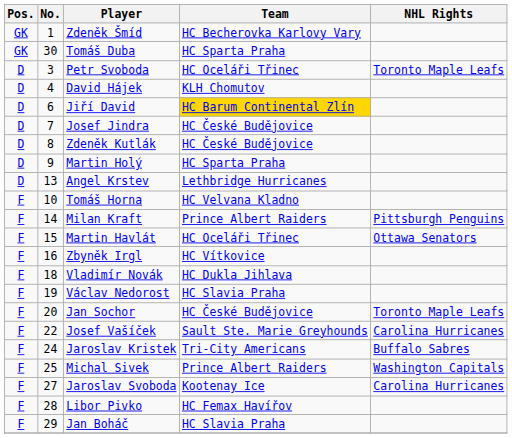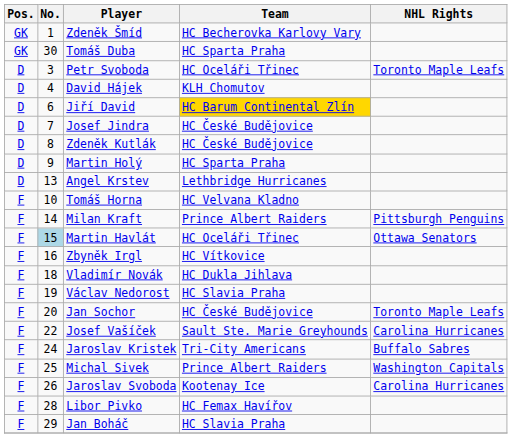(50, 238) no background -> (50, 238) lightblue background
(50, 387) 27 -> (50, 387) 26
